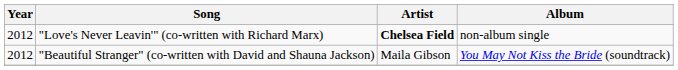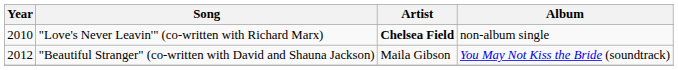(20, 34) 2012 -> (20, 34) 2010
